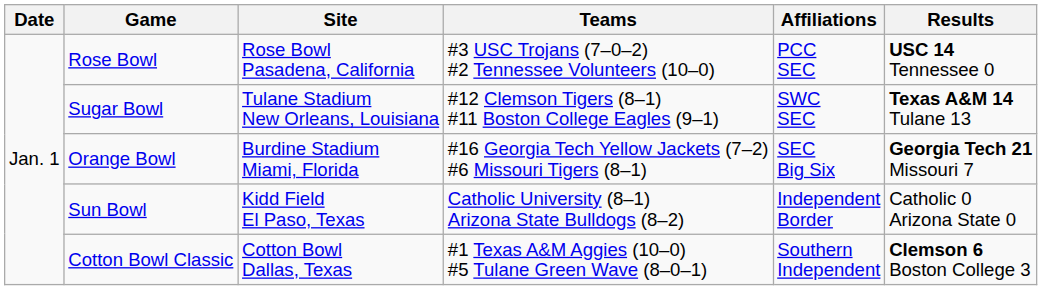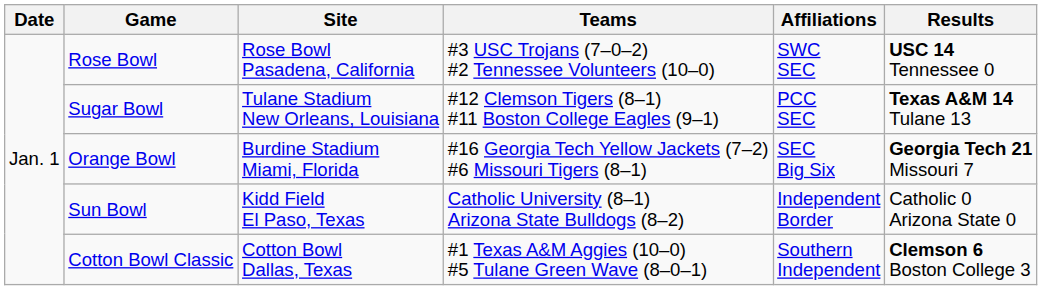(797, 59) PCC SEC -> (799, 59) SWC SEC
(799, 109) SWC SEC -> (797, 109) PCC SEC
